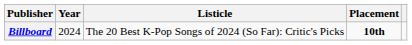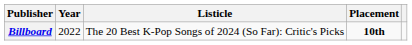(69, 31) 2024 -> (69, 31) 2022
